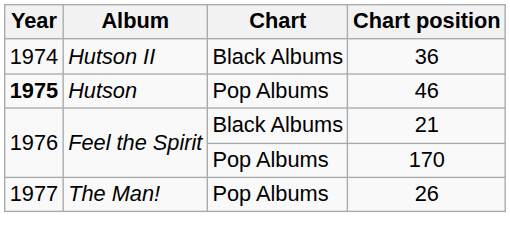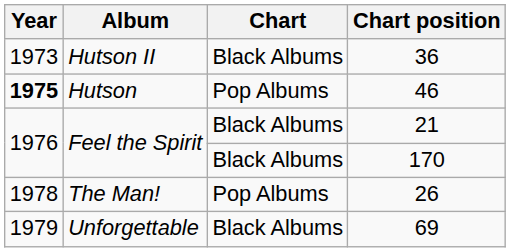(34, 56) 1974 -> (34, 56) 1973
(270, 159) Pop Albums -> (278, 159) Black Albums
(34, 194) 1977 -> (34, 194) 1978
+ row: (427, 228)
